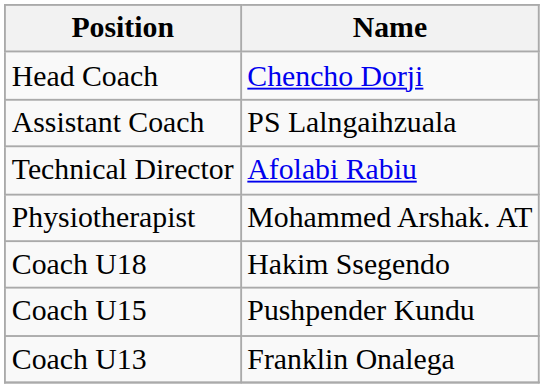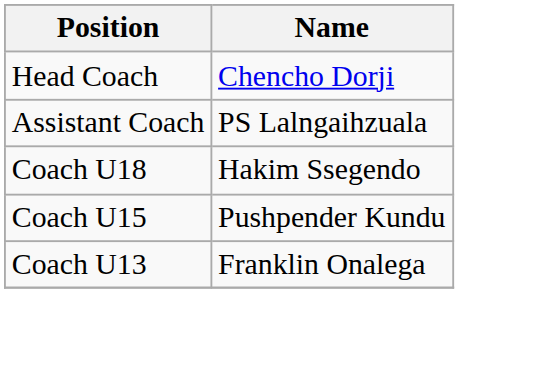- row: (123, 169)
- row: (104, 216)
